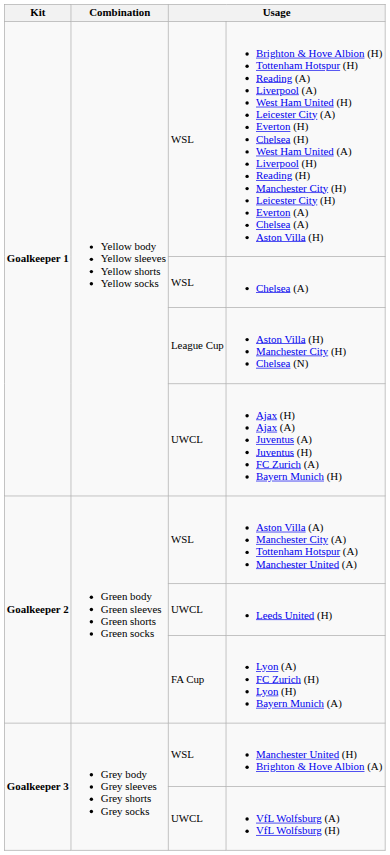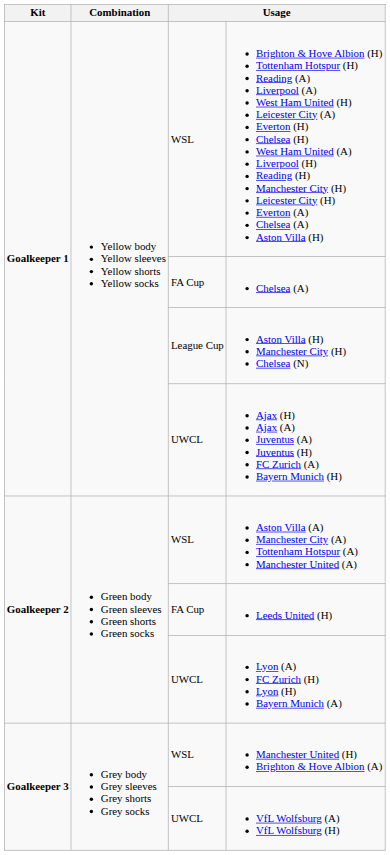(182, 282) WSL -> (188, 282) FA Cup
(187, 609) UWCL -> (188, 609) FA Cup
(188, 679) FA Cup -> (187, 679) UWCL
